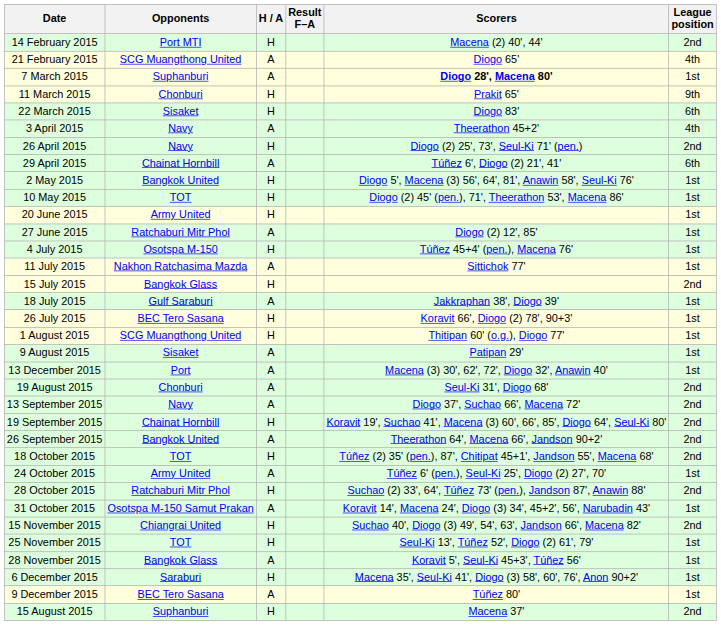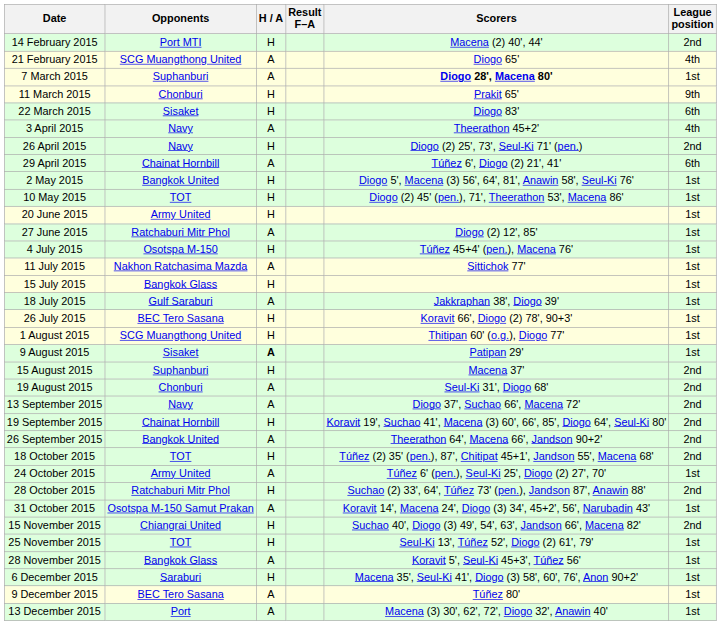(693, 284) 2nd -> (693, 284) 1st
(271, 353) normal -> (271, 353) bold
rows swapped: (55, 612) <-> (55, 370)
